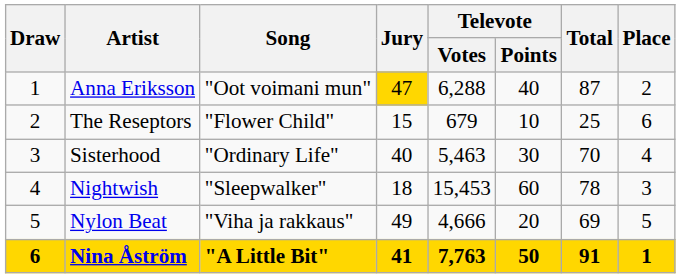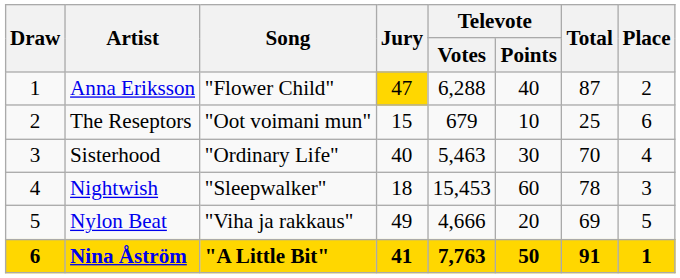(288, 88) "Oot voimani mun" -> (269, 88) "Flower Child"
(269, 121) "Flower Child" -> (288, 121) "Oot voimani mun"
